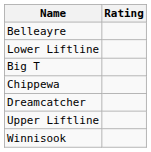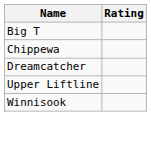- row: (37, 31)
- row: (53, 49)
